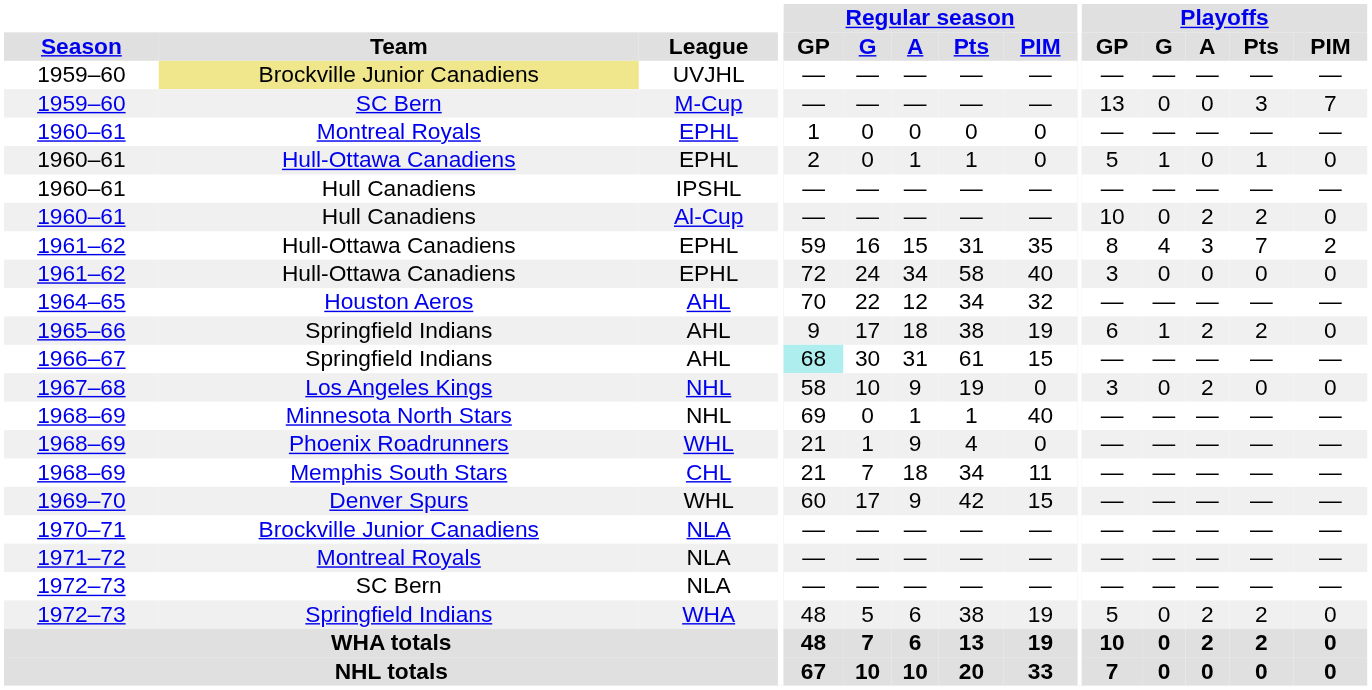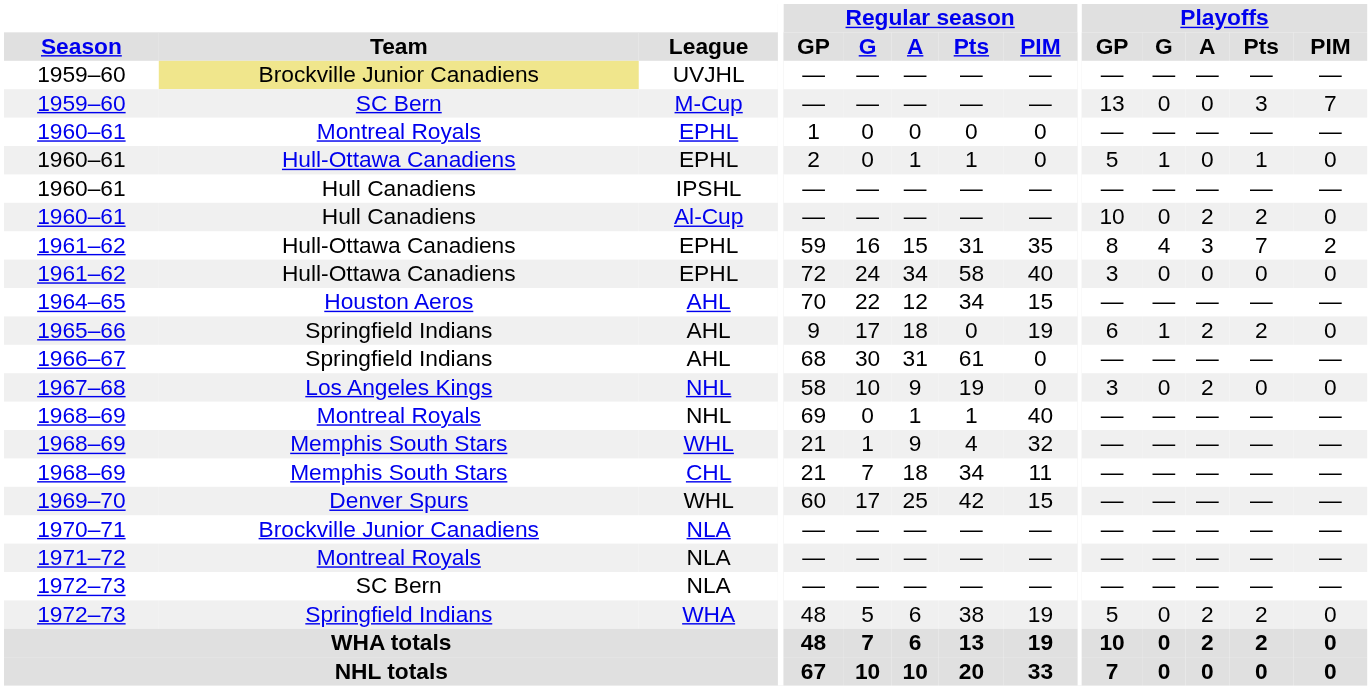(1040, 301) 32 -> (1040, 301) 15
(971, 330) 38 -> (971, 330) 0
(813, 358) paleturquoise background -> (813, 358) no background
(1040, 358) 15 -> (1040, 358) 0
(399, 415) Minnesota North Stars -> (399, 415) Montreal Royals
(399, 443) Phoenix Roadrunners -> (399, 443) Memphis South Stars
(1040, 443) 0 -> (1040, 443) 32
(915, 500) 9 -> (915, 500) 25
